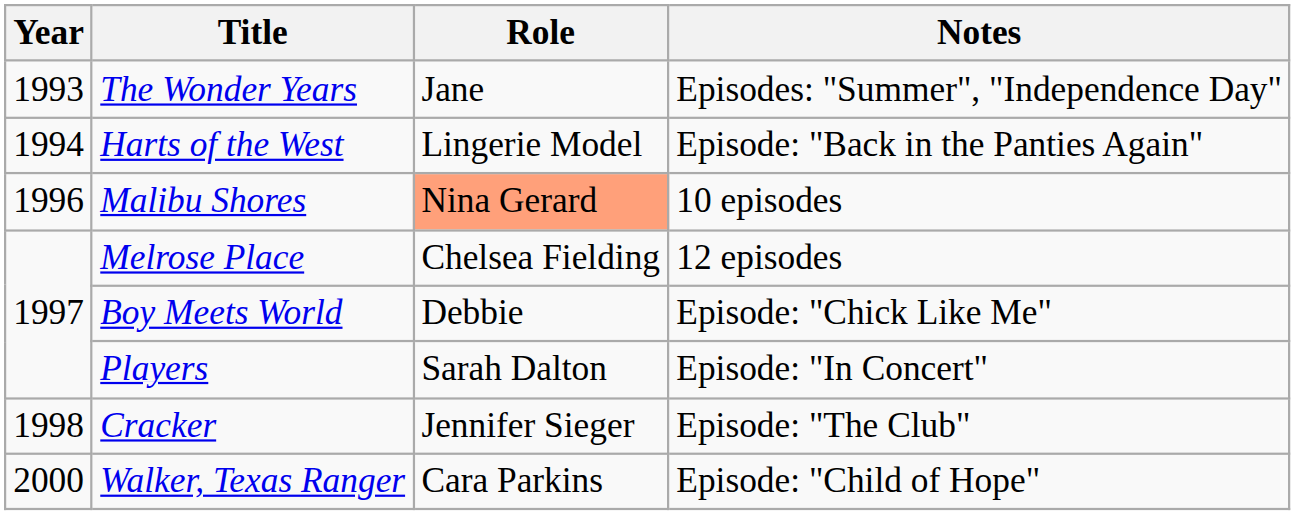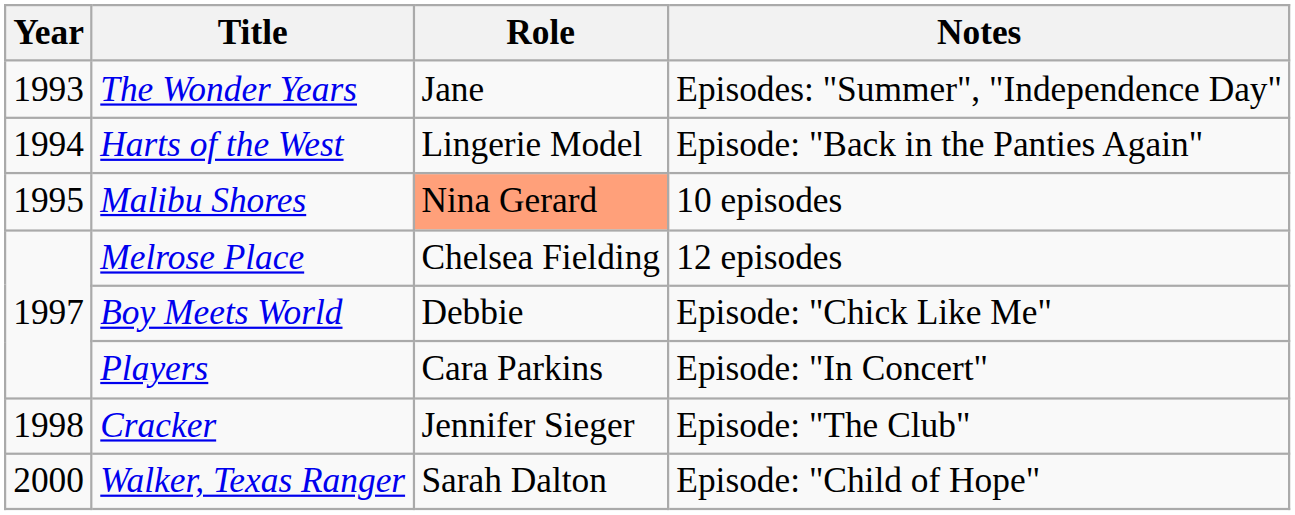(49, 200) 1996 -> (49, 200) 1995
(514, 369) Sarah Dalton -> (512, 369) Cara Parkins
(512, 481) Cara Parkins -> (514, 481) Sarah Dalton
